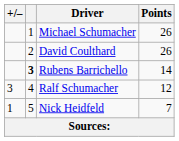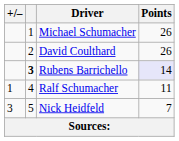(166, 70) no background -> (166, 70) lavender background
(10, 88) 3 -> (10, 88) 1
(166, 88) 12 -> (166, 88) 11
(10, 107) 1 -> (10, 107) 3
